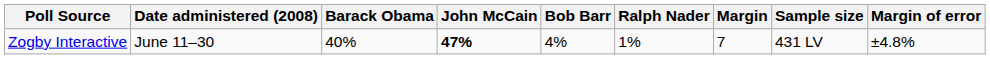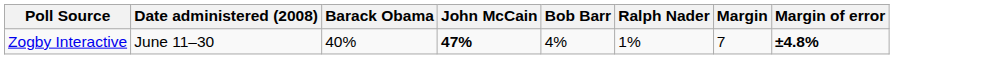- column: (819, 16)
(893, 41) normal -> (797, 41) bold
